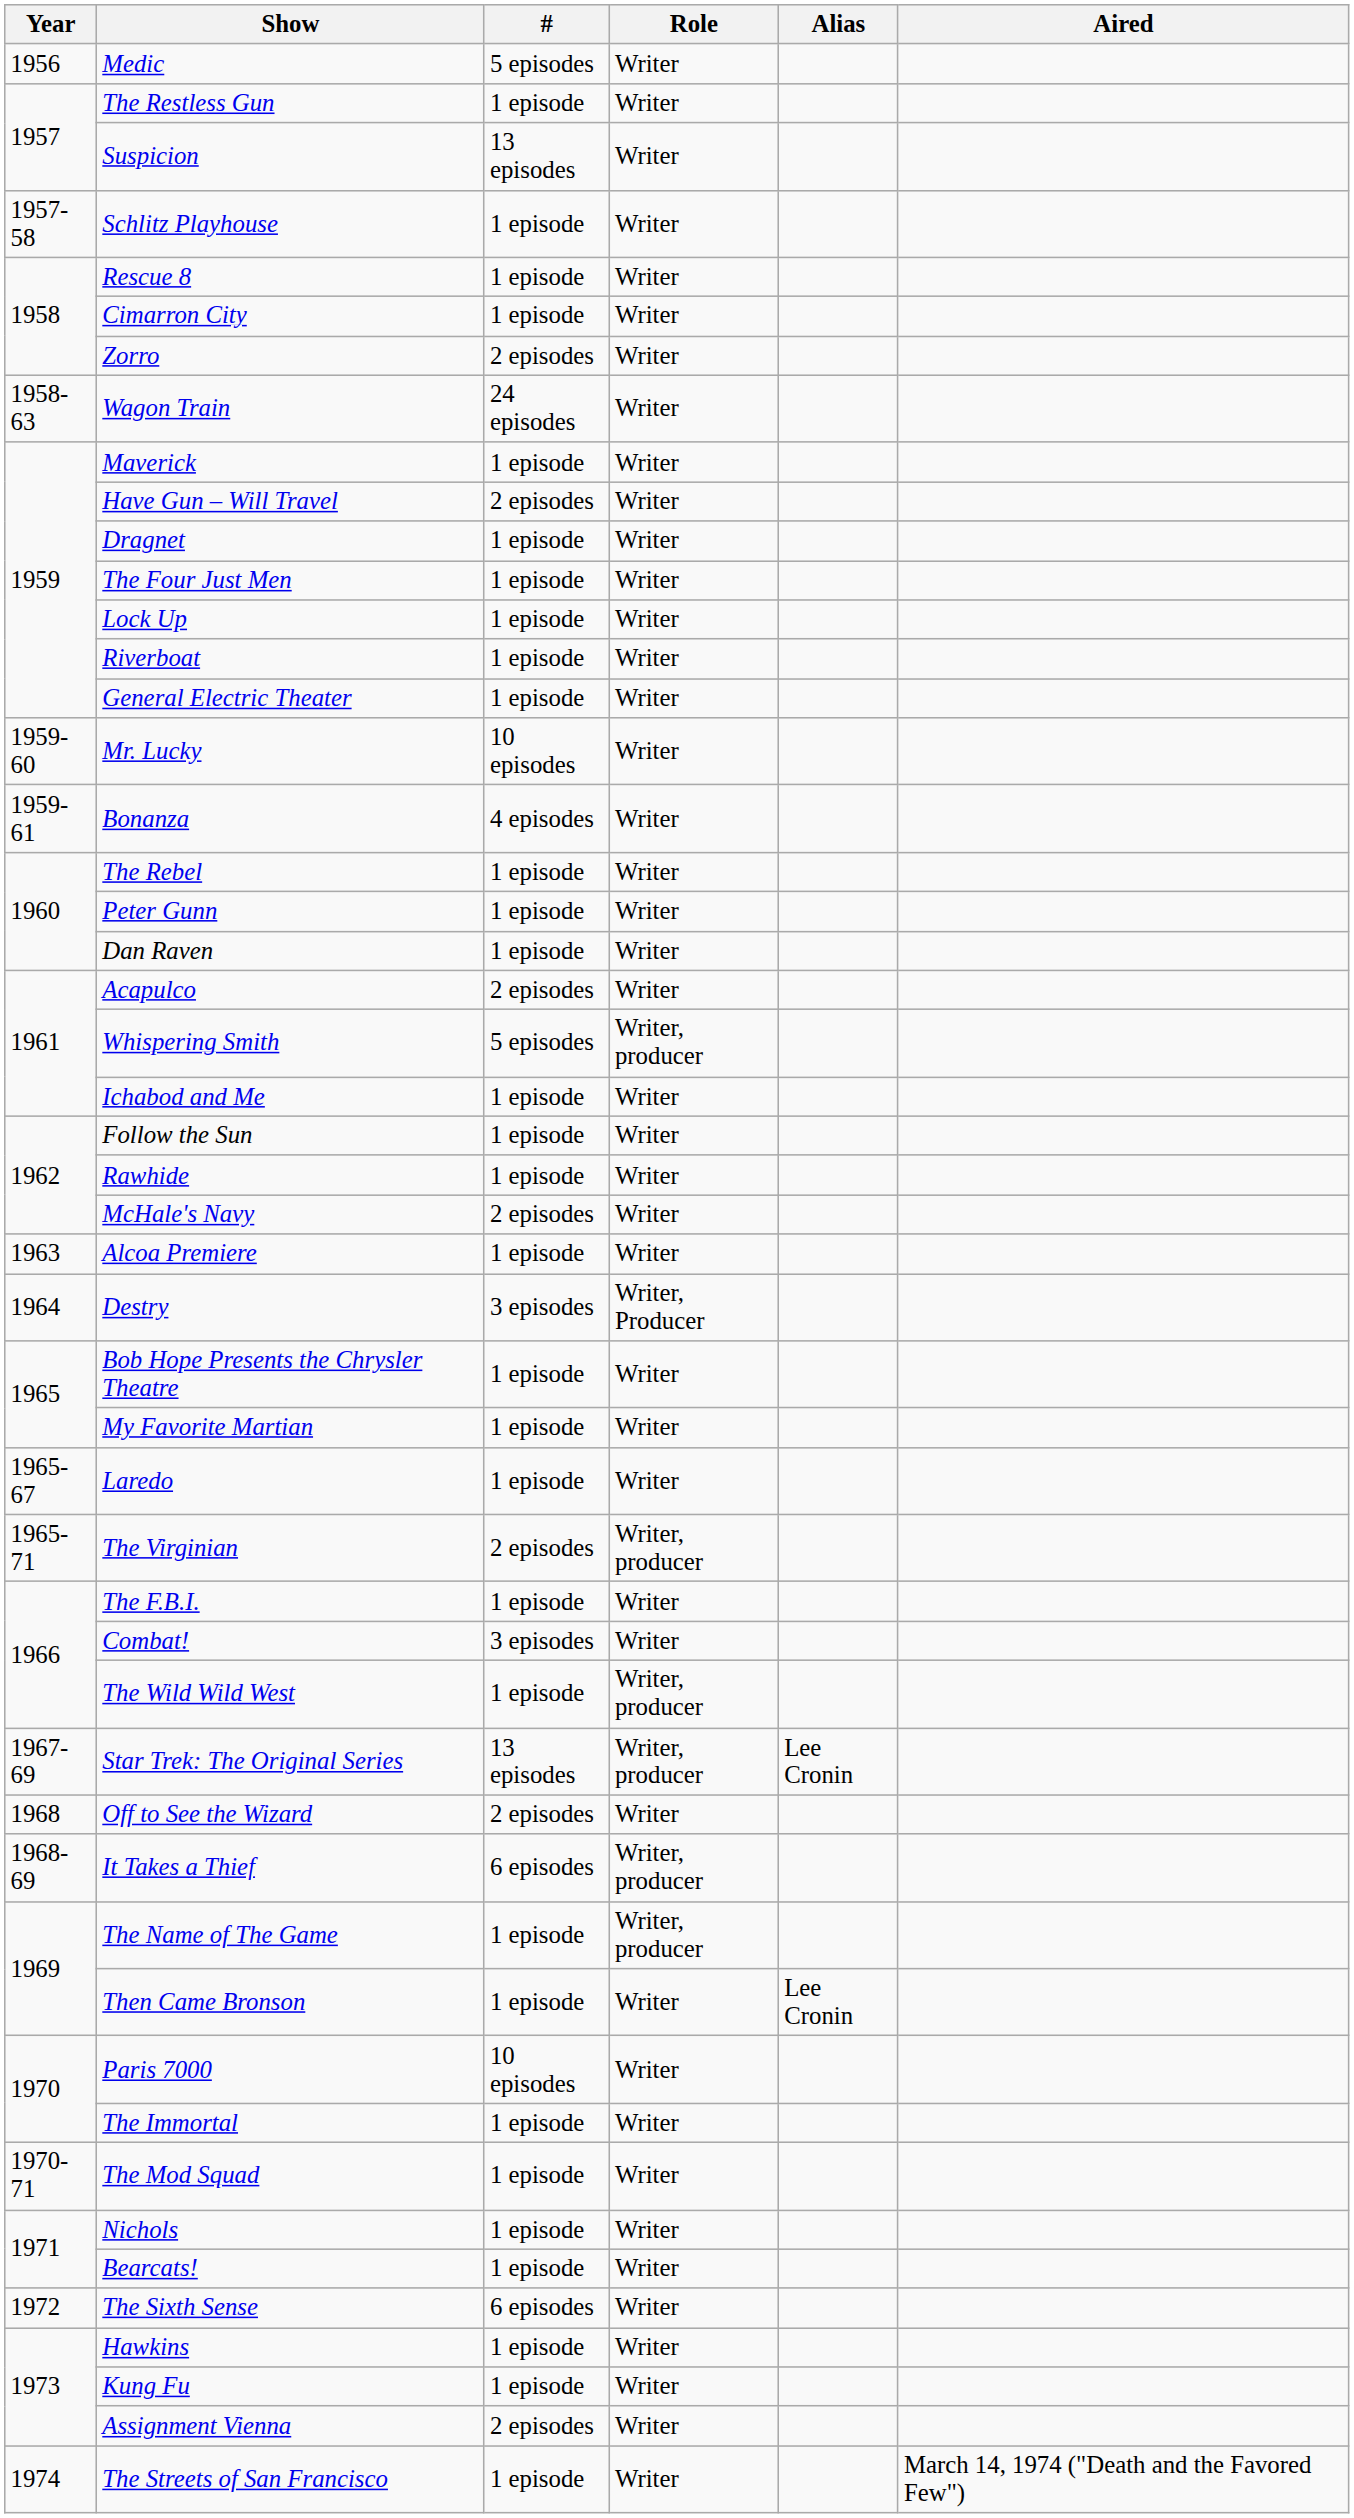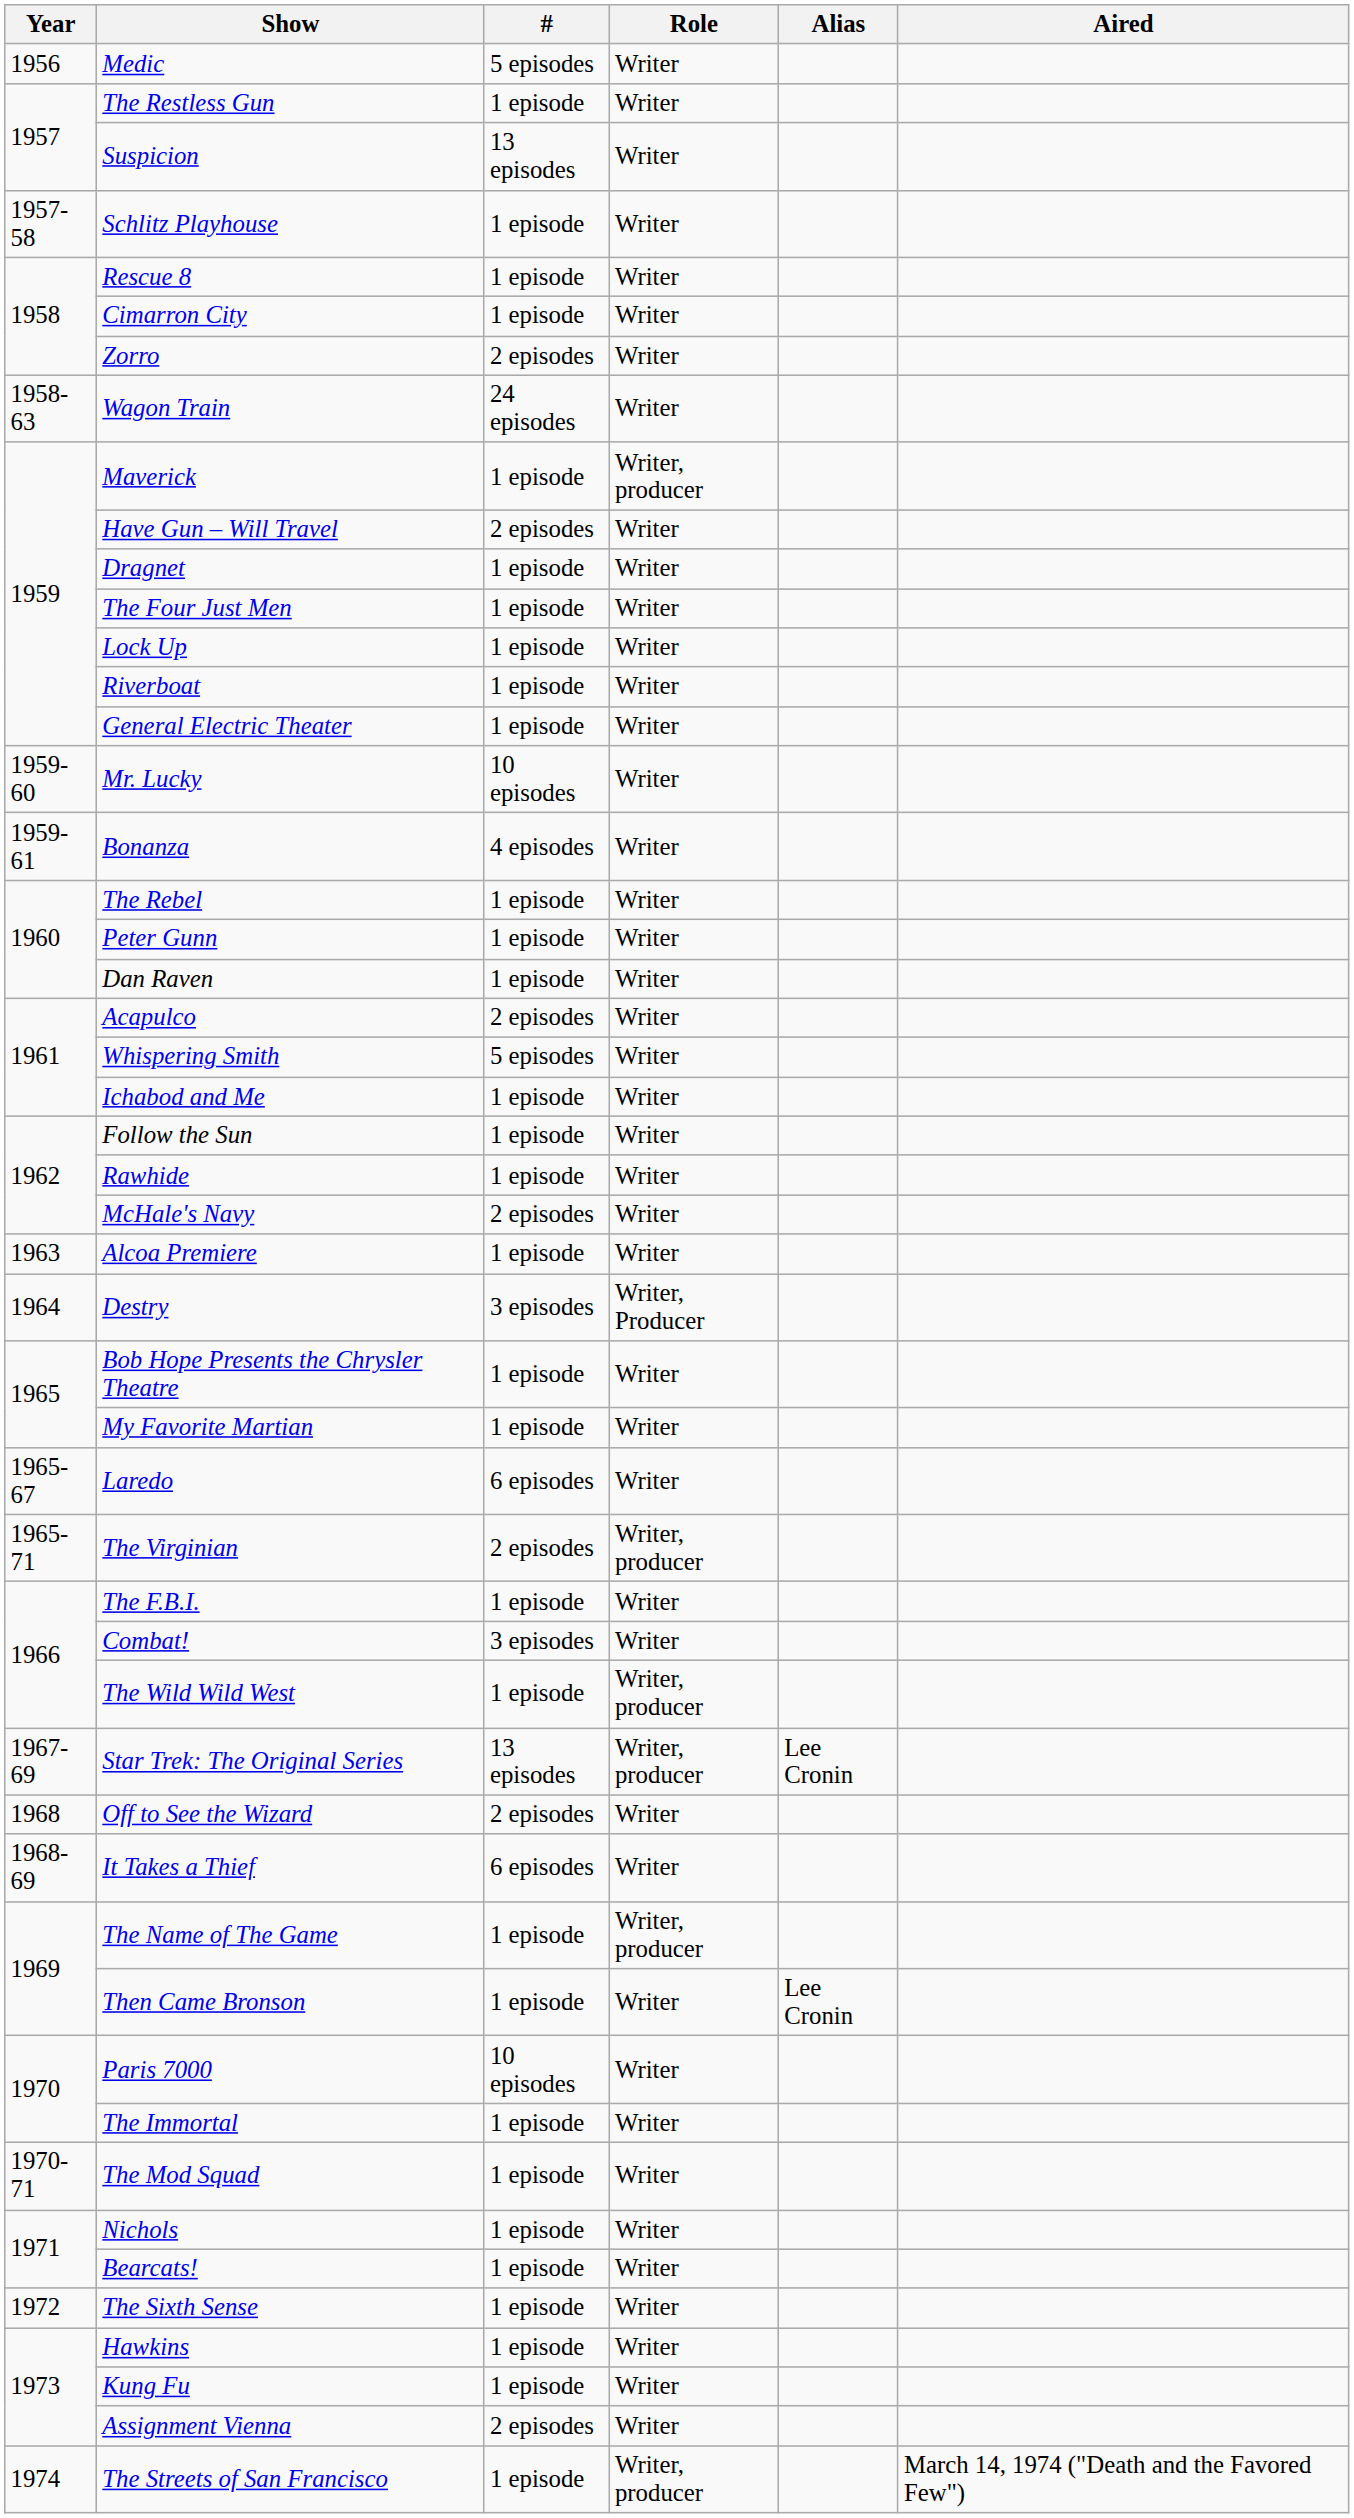(647, 461) Writer -> (659, 475) Writer, producer
(659, 1042) Writer, producer -> (647, 1056) Writer
(537, 1480) 1 episode -> (542, 1480) 6 episodes
(659, 1867) Writer, producer -> (647, 1867) Writer
(542, 2307) 6 episodes -> (537, 2307) 1 episode
(647, 2478) Writer -> (659, 2478) Writer, producer
